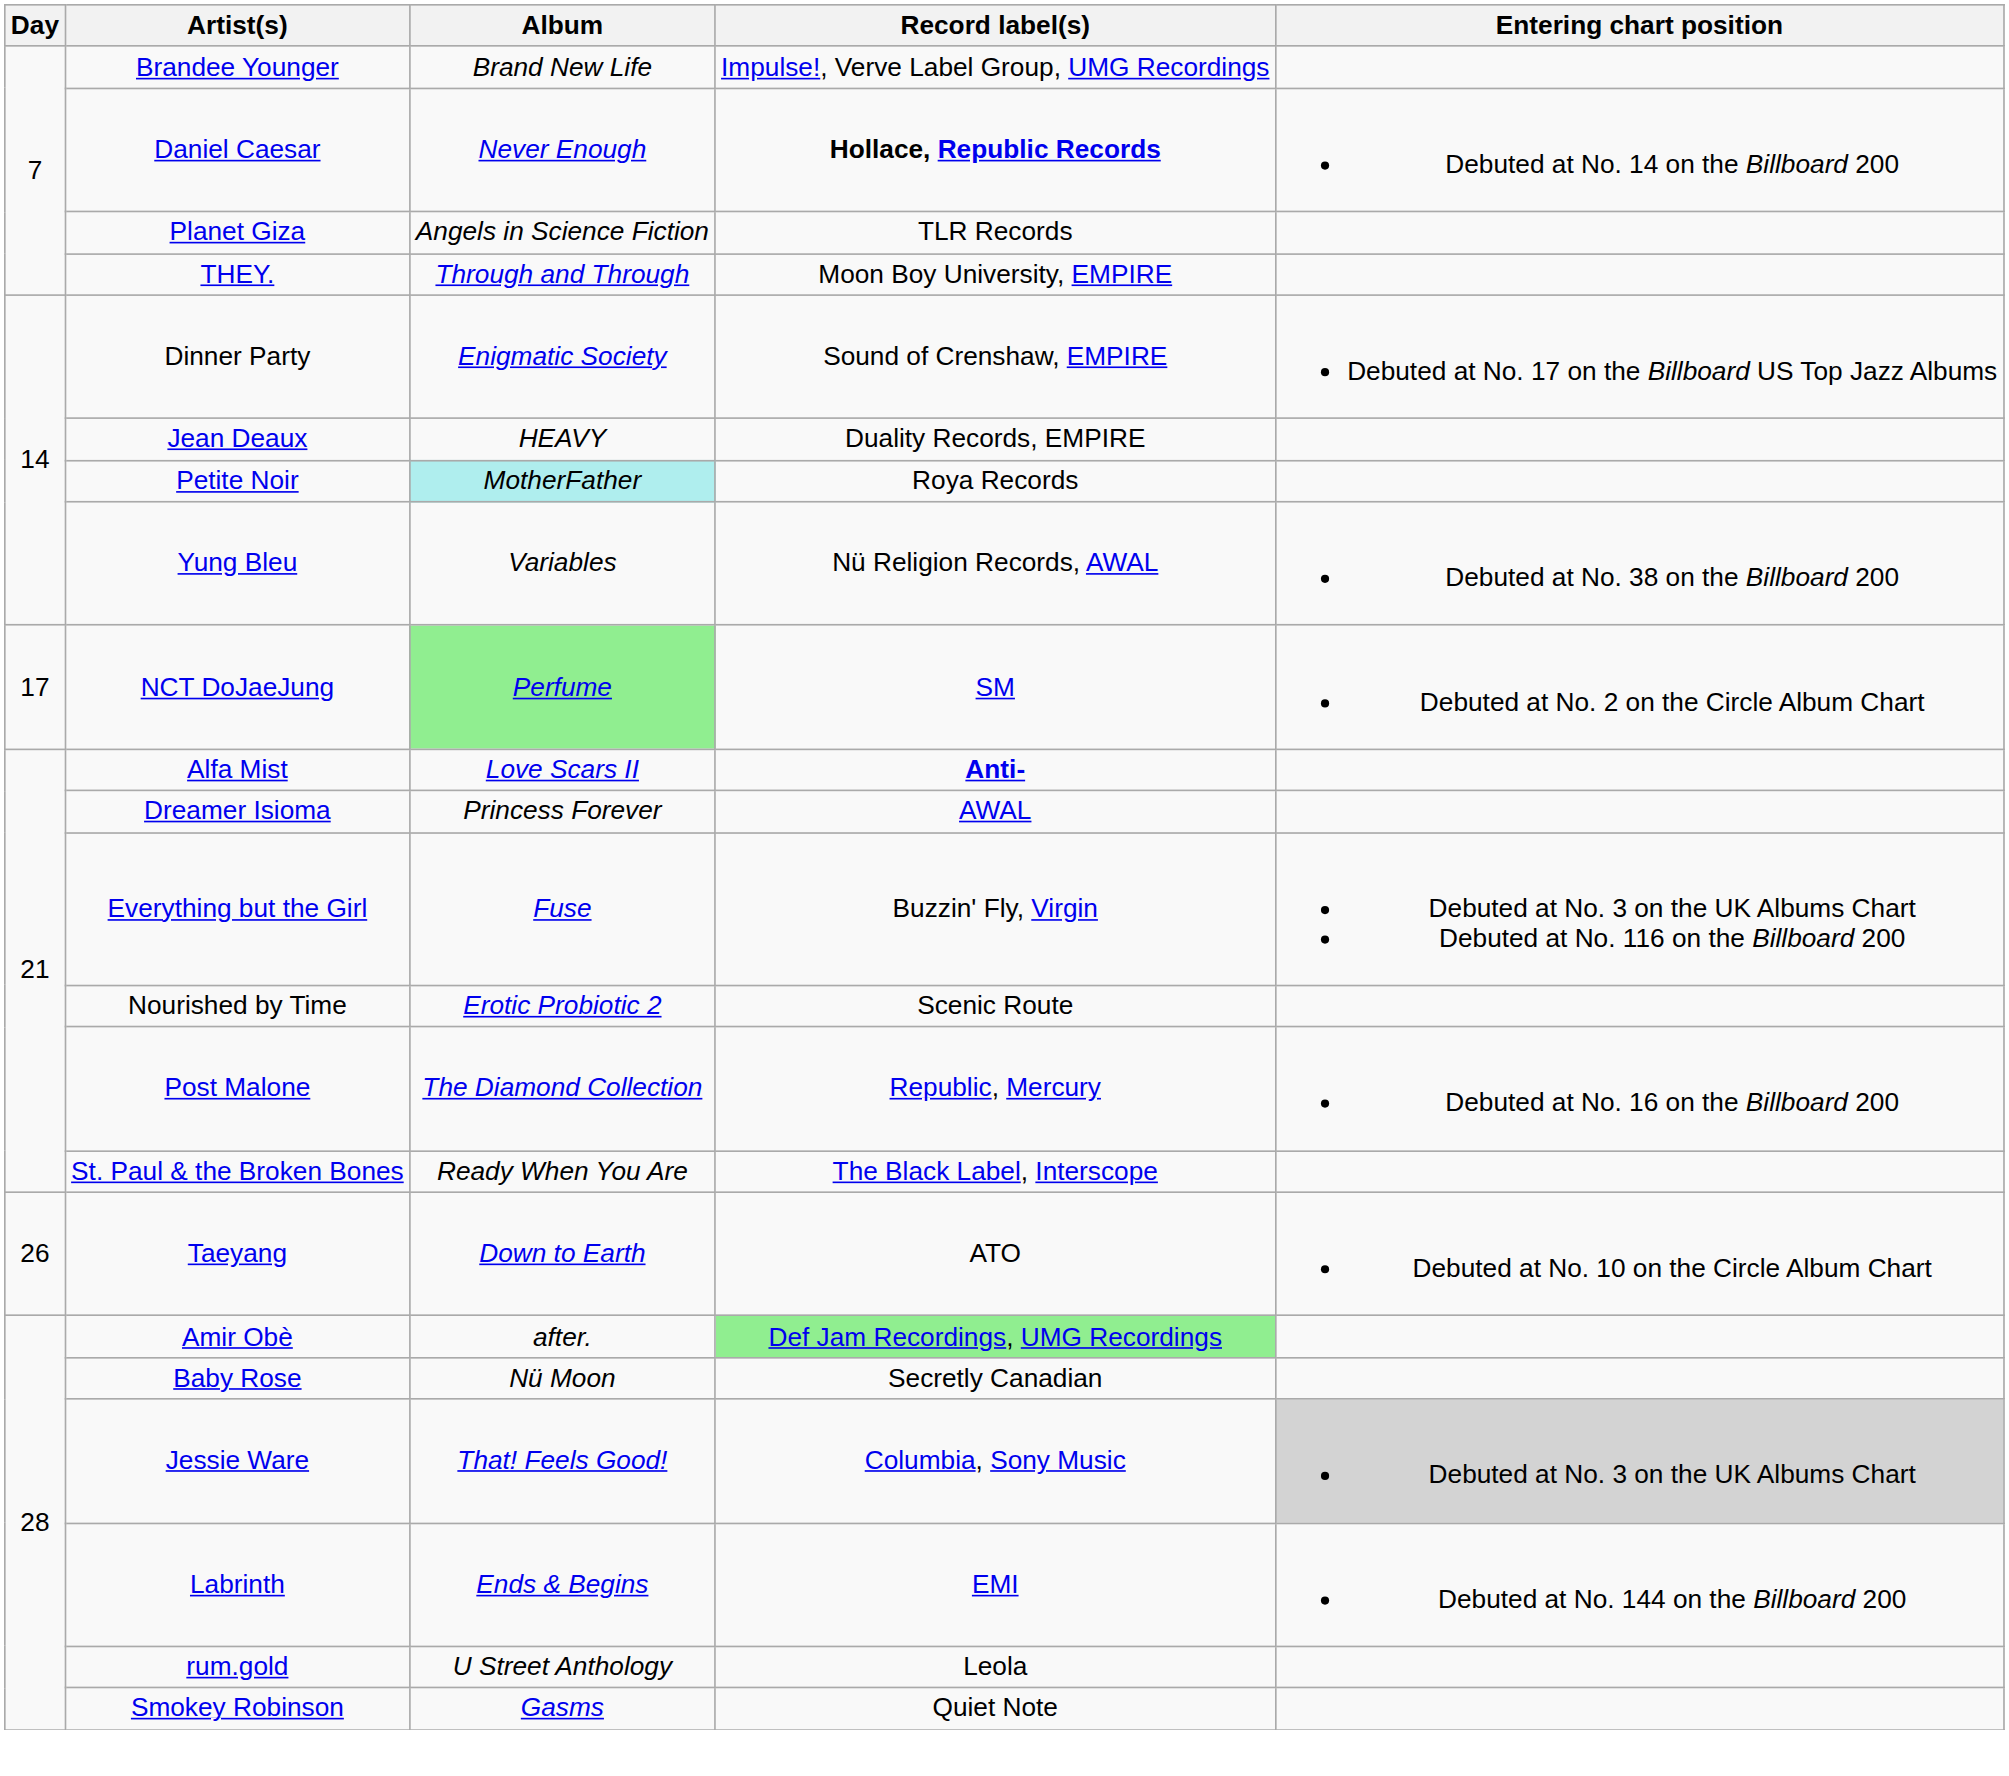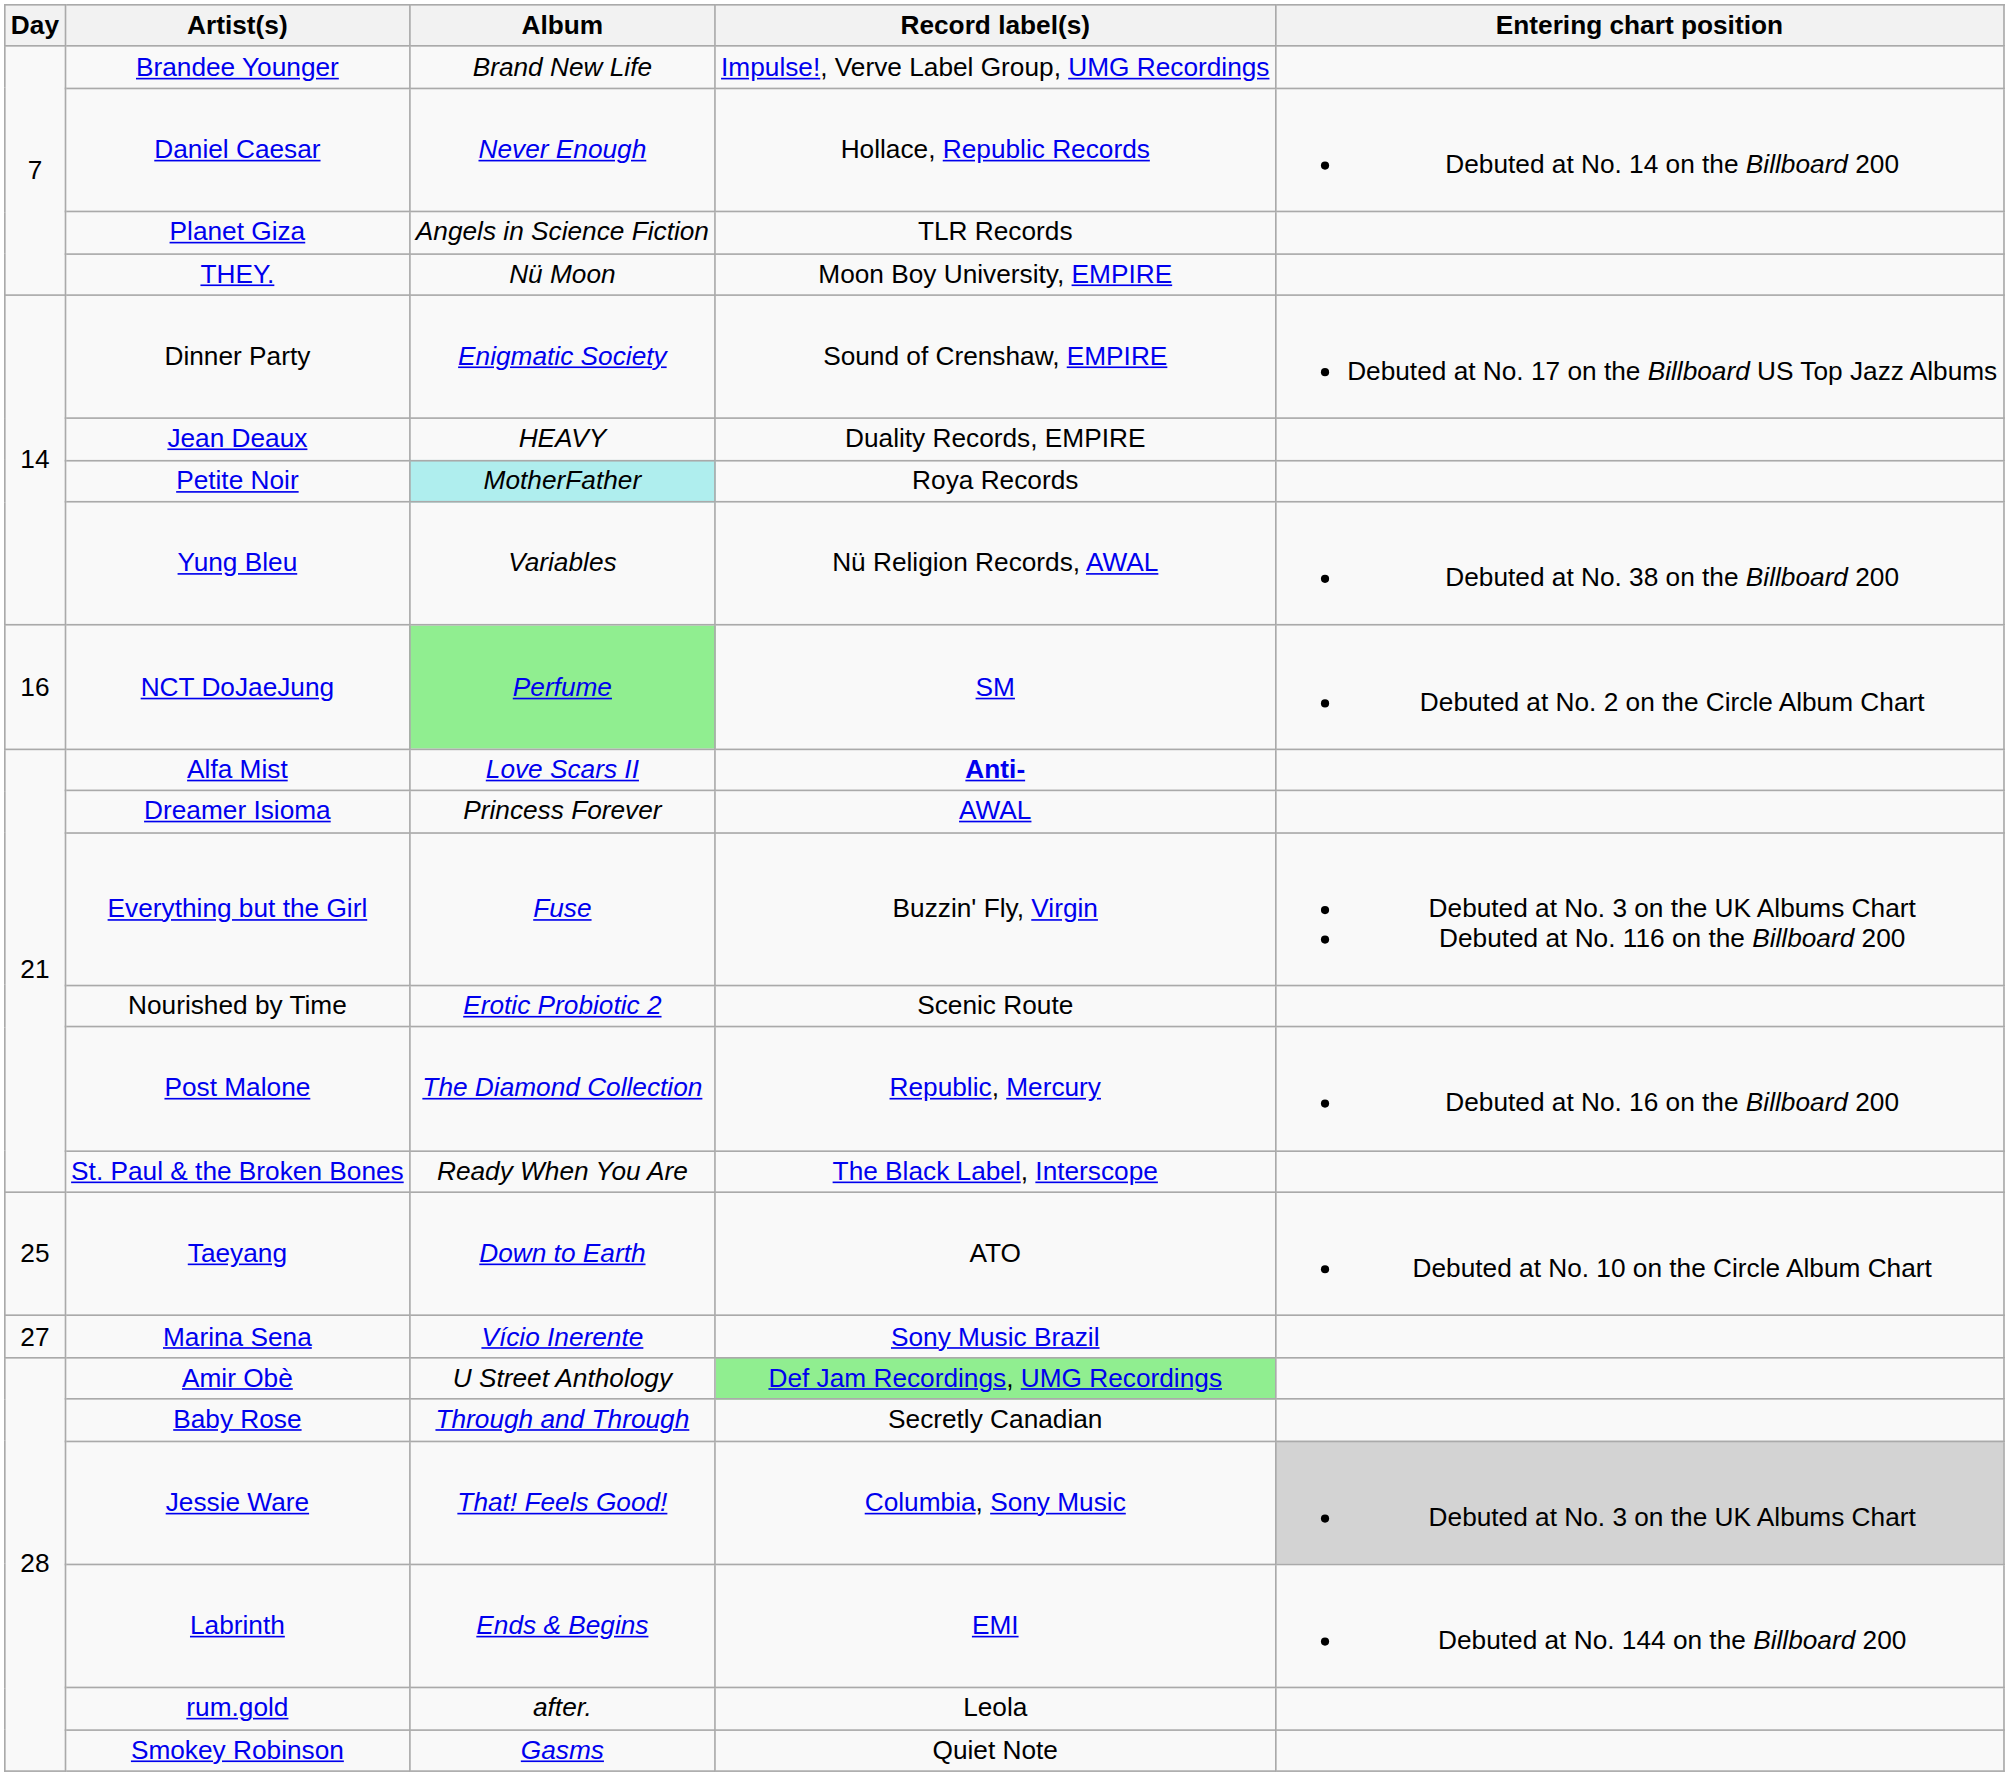(995, 149) bold -> (995, 149) normal
(562, 273) Through and Through -> (562, 273) Nü Moon
(35, 686) 17 -> (35, 686) 16
(35, 1253) 26 -> (35, 1253) 25
+ row: (237, 1336)
(562, 1336) after. -> (562, 1377) U Street Anthology
(562, 1377) Nü Moon -> (562, 1419) Through and Through
(562, 1666) U Street Anthology -> (562, 1708) after.
